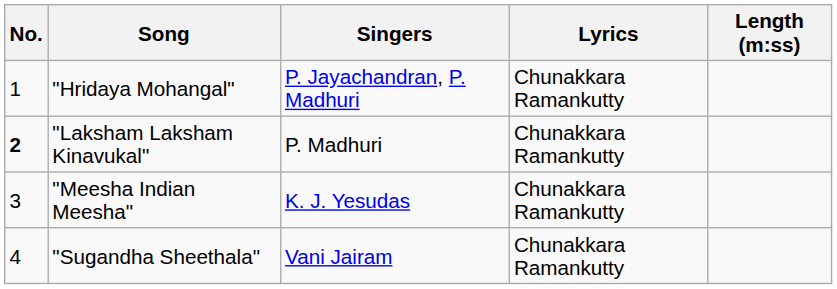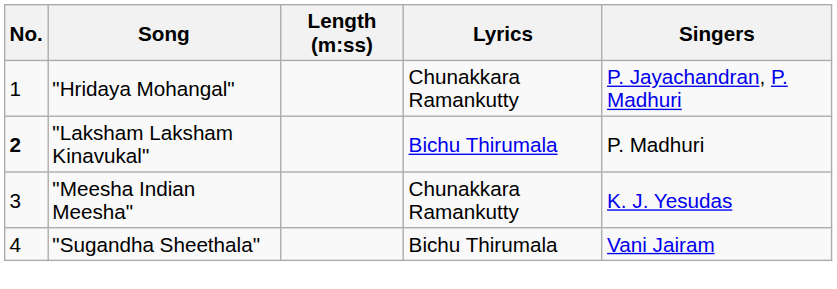columns swapped: (395, 33) <-> (769, 33)
(570, 144) Chunakkara Ramankutty -> (483, 144) Bichu Thirumala
(570, 256) Chunakkara Ramankutty -> (483, 245) Bichu Thirumala
